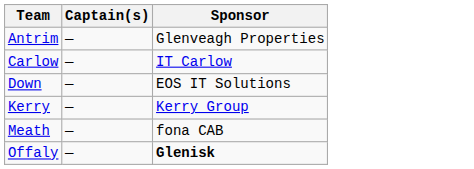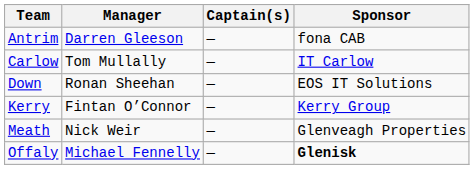+ column: (133, 16)
(240, 39) Glenveagh Properties -> (331, 39) fona CAB
(190, 130) fona CAB -> (382, 130) Glenveagh Properties
